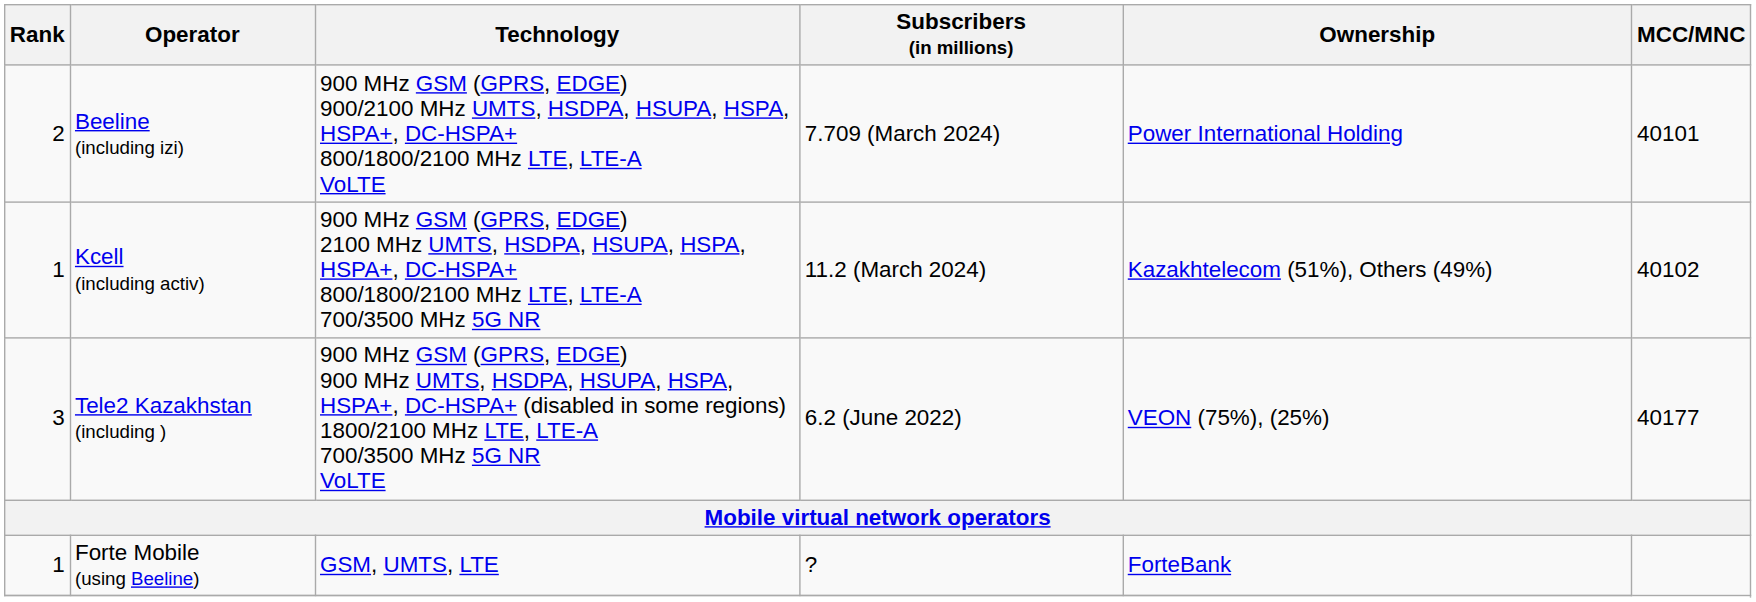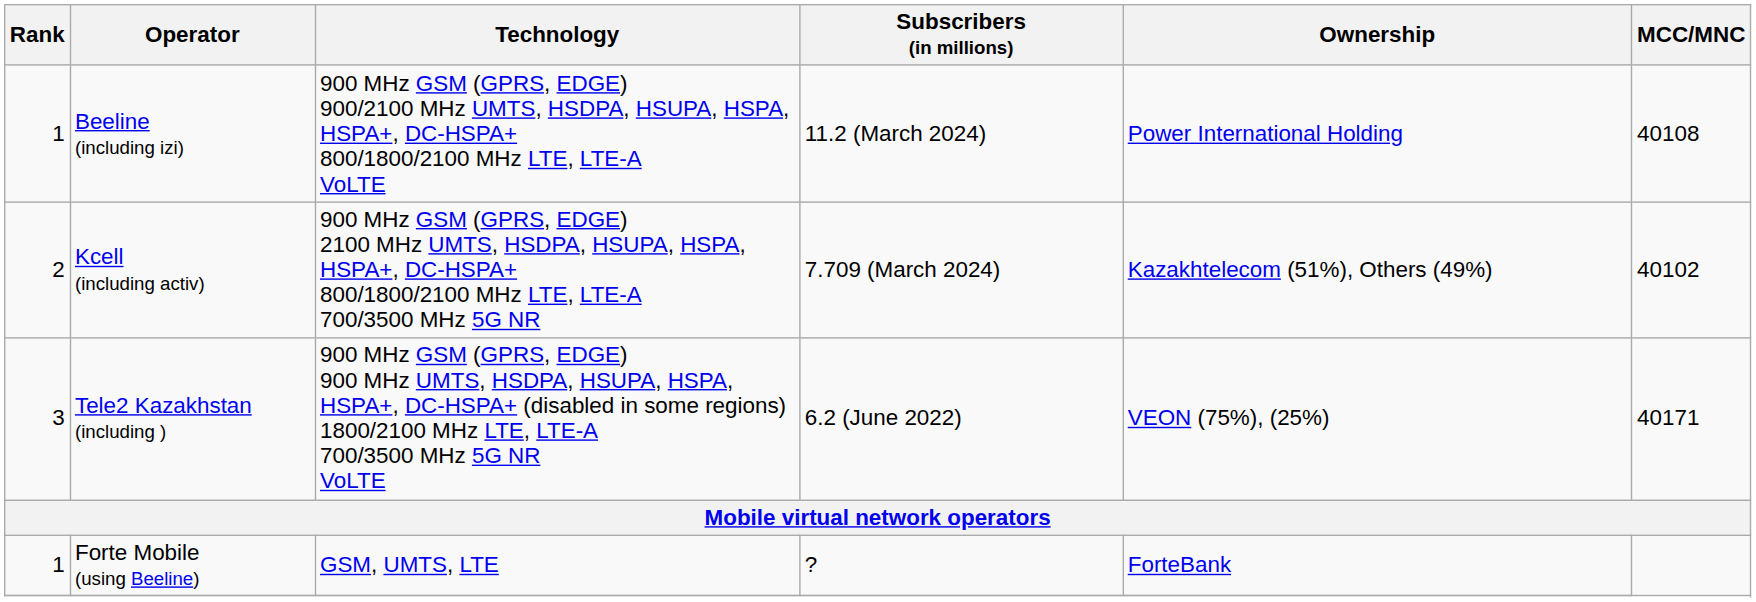(58, 133) 2 -> (58, 133) 1
(903, 133) 7.709 (March 2024) -> (895, 133) 11.2 (March 2024)
(1668, 133) 40101 -> (1668, 133) 40108
(58, 269) 1 -> (58, 269) 2
(895, 269) 11.2 (March 2024) -> (903, 269) 7.709 (March 2024)
(1668, 418) 40177 -> (1668, 418) 40171
